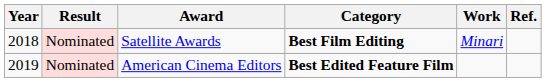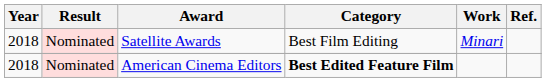(346, 41) bold -> (343, 41) normal
(23, 65) 2019 -> (23, 65) 2018
